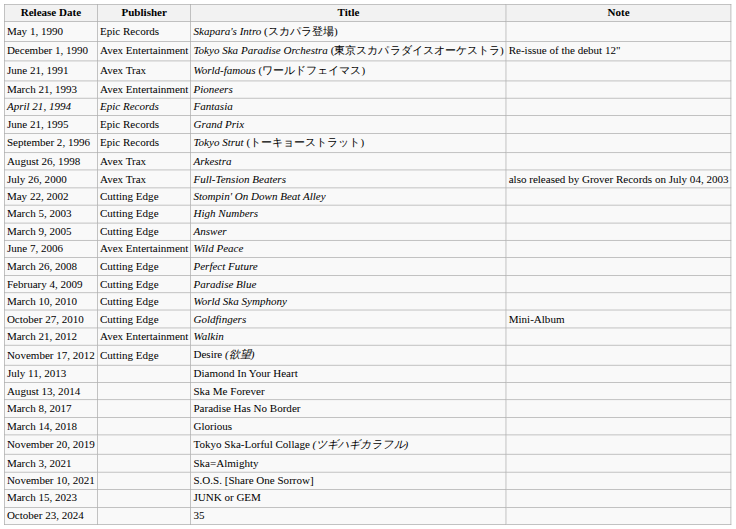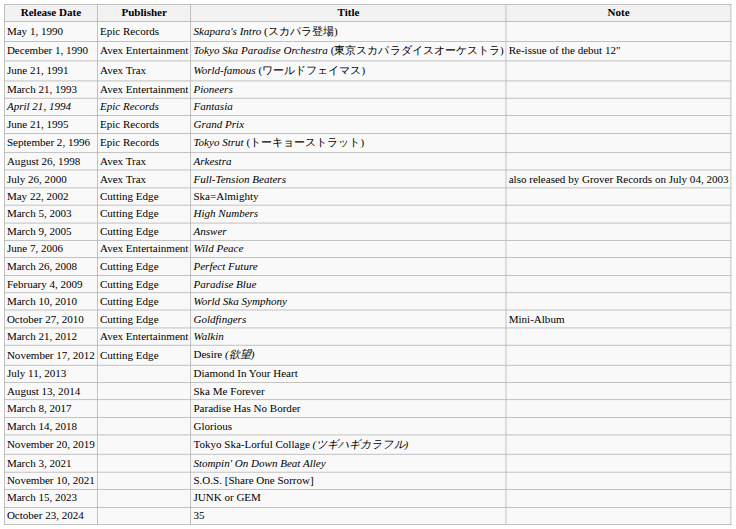(260, 196) Stompin' On Down Beat Alley -> (226, 196) Ska=Almighty
(226, 463) Ska=Almighty -> (260, 463) Stompin' On Down Beat Alley
